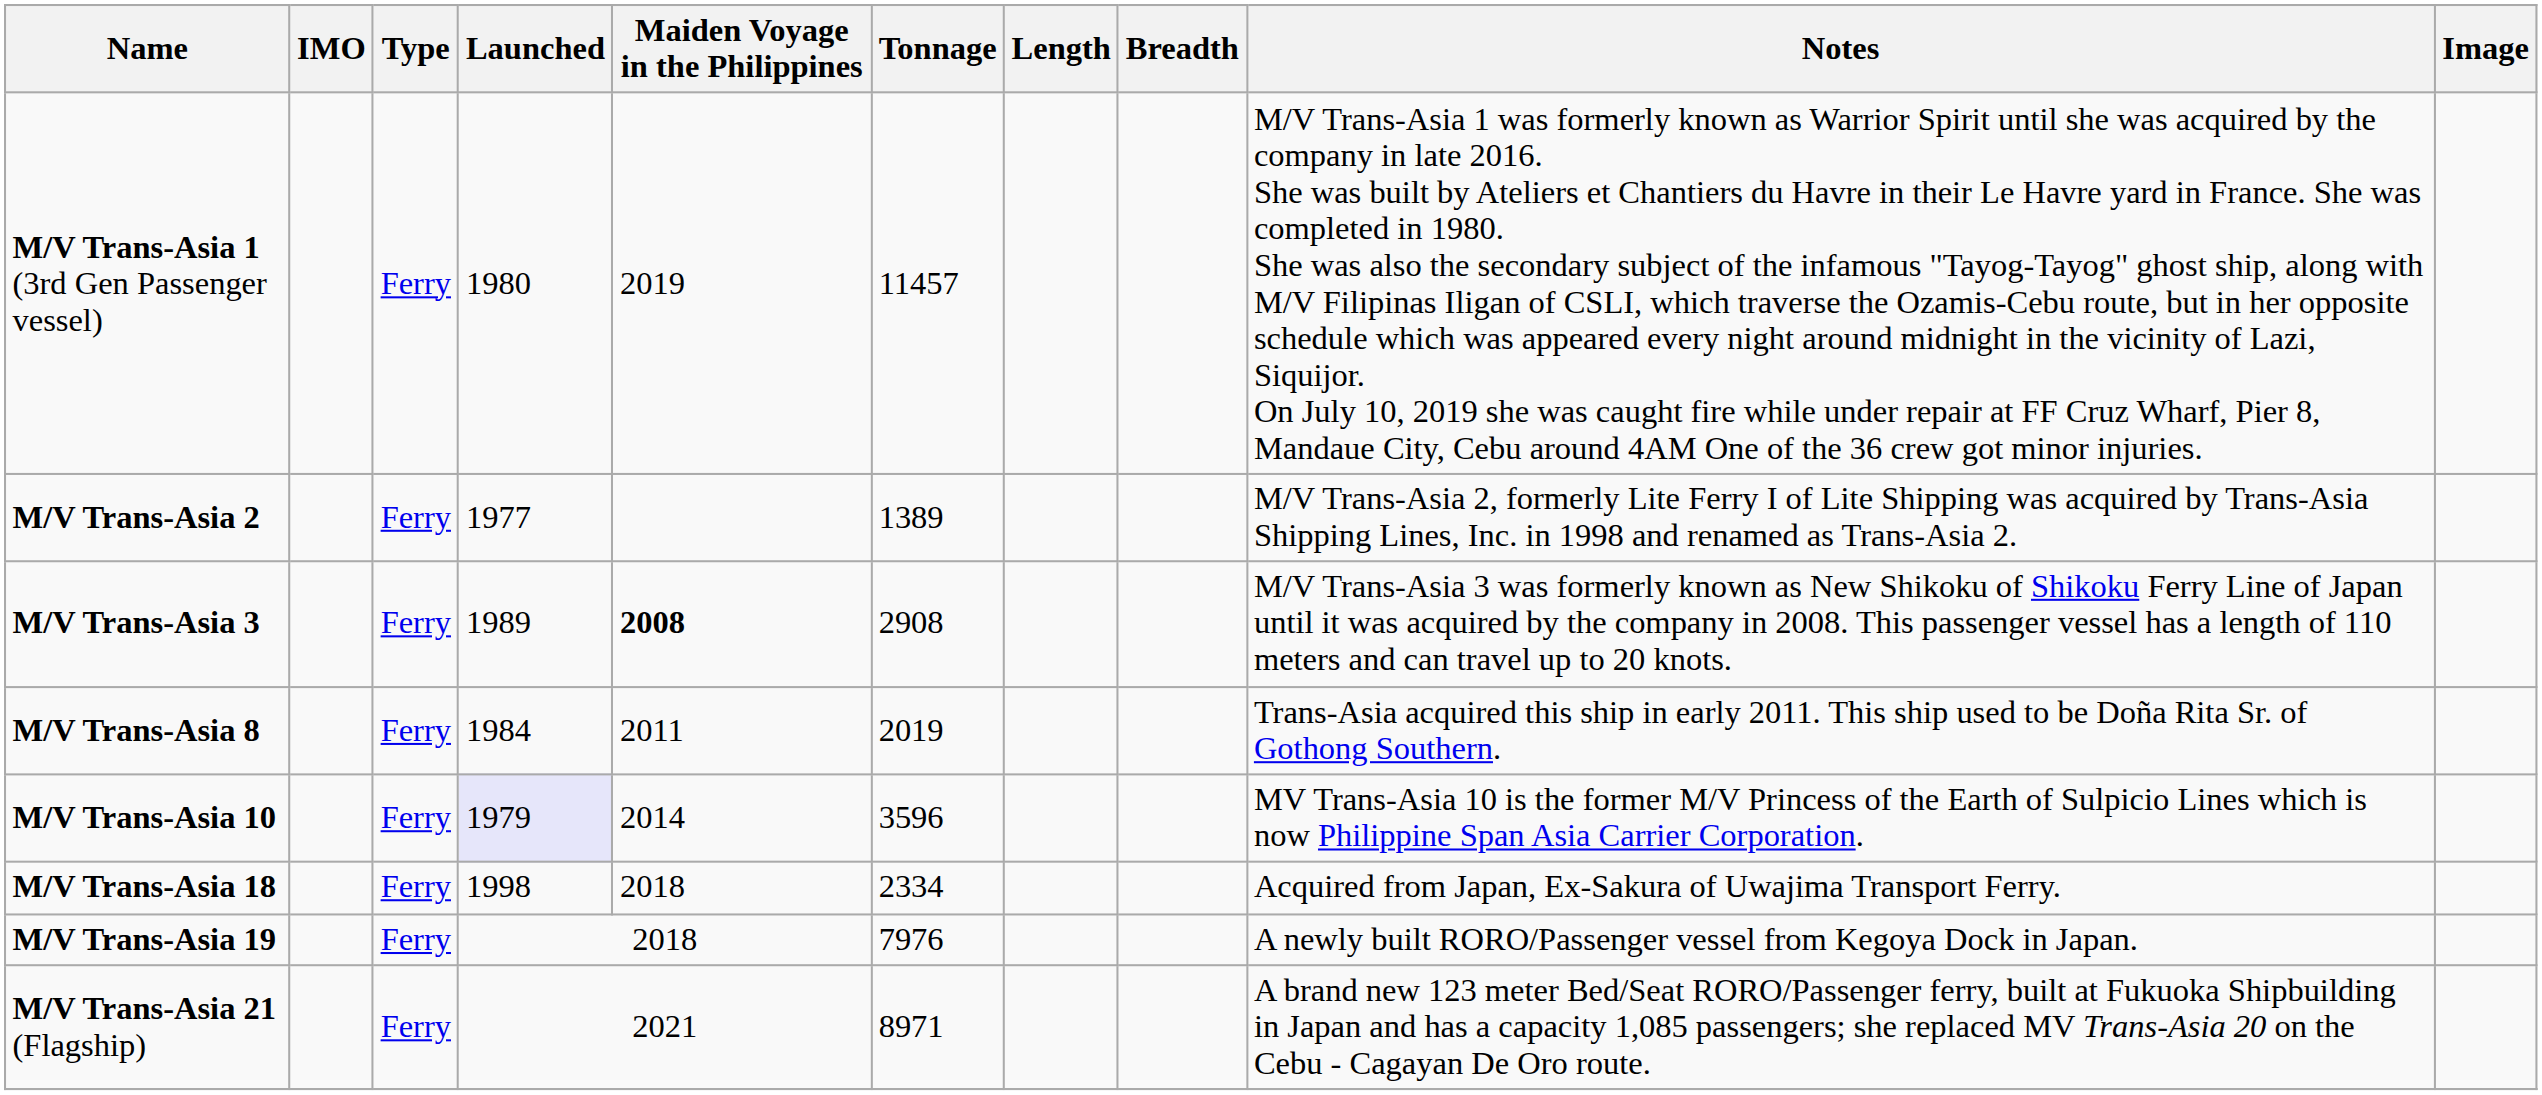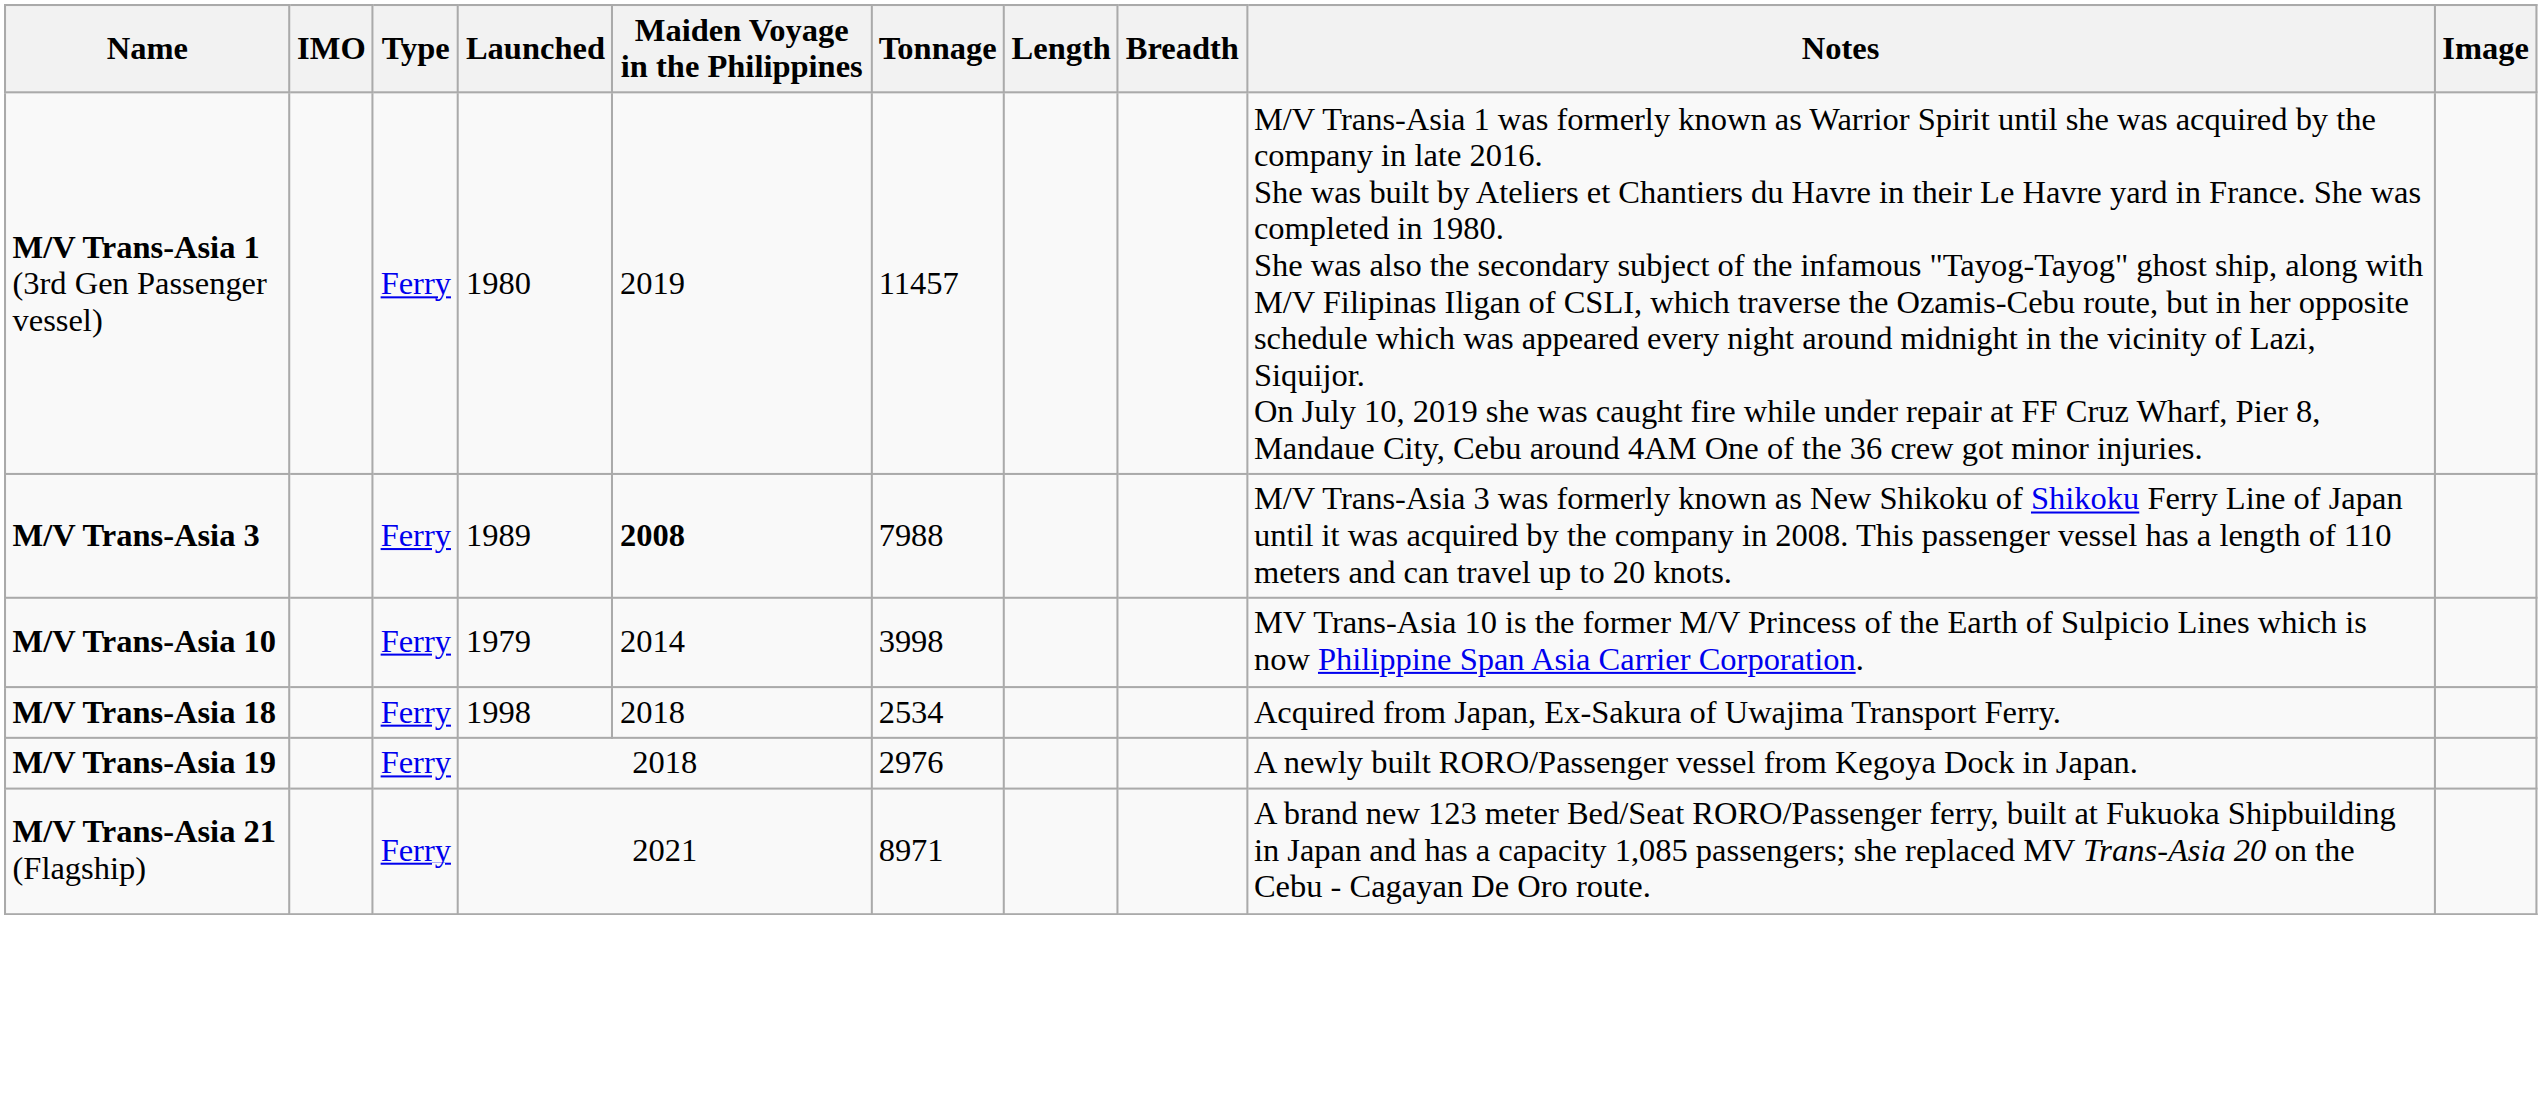- row: (136, 516)
(911, 623) 2908 -> (911, 535) 7988
- row: (136, 729)
(498, 817) lavender background -> (498, 641) no background
(911, 817) 3596 -> (911, 641) 3998
(911, 887) 2334 -> (911, 711) 2534
(911, 938) 7976 -> (911, 762) 2976
